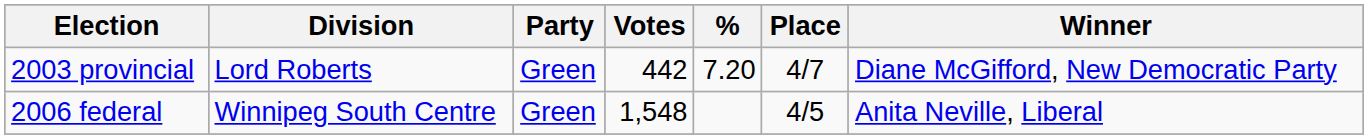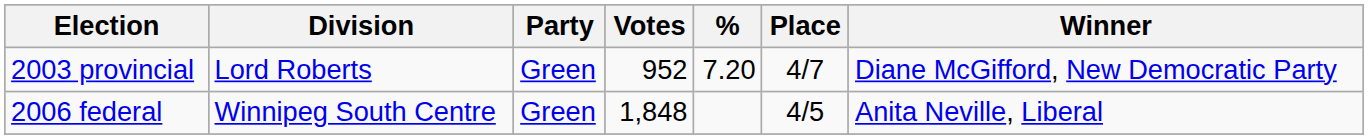(665, 69) 442 -> (665, 69) 952
(653, 112) 1,548 -> (653, 112) 1,848
